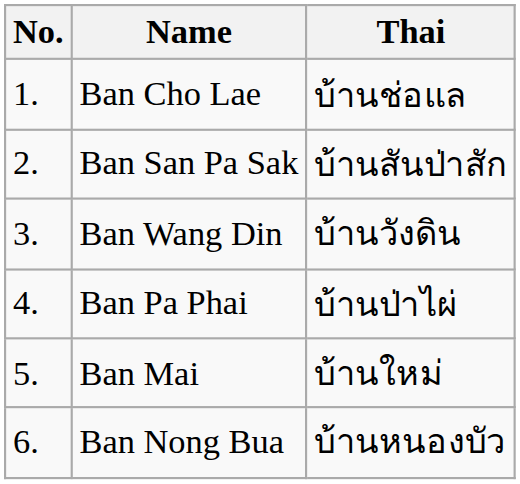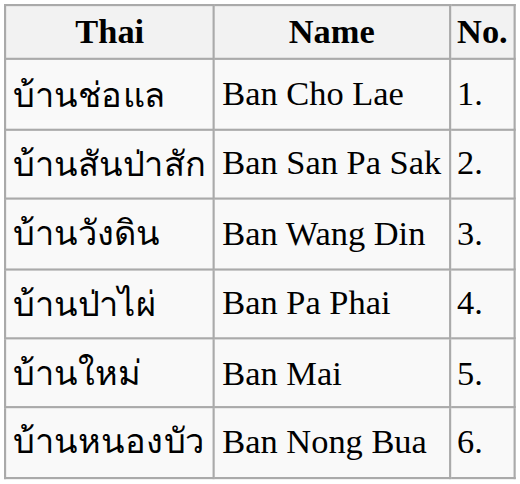columns swapped: (38, 31) <-> (411, 31)
